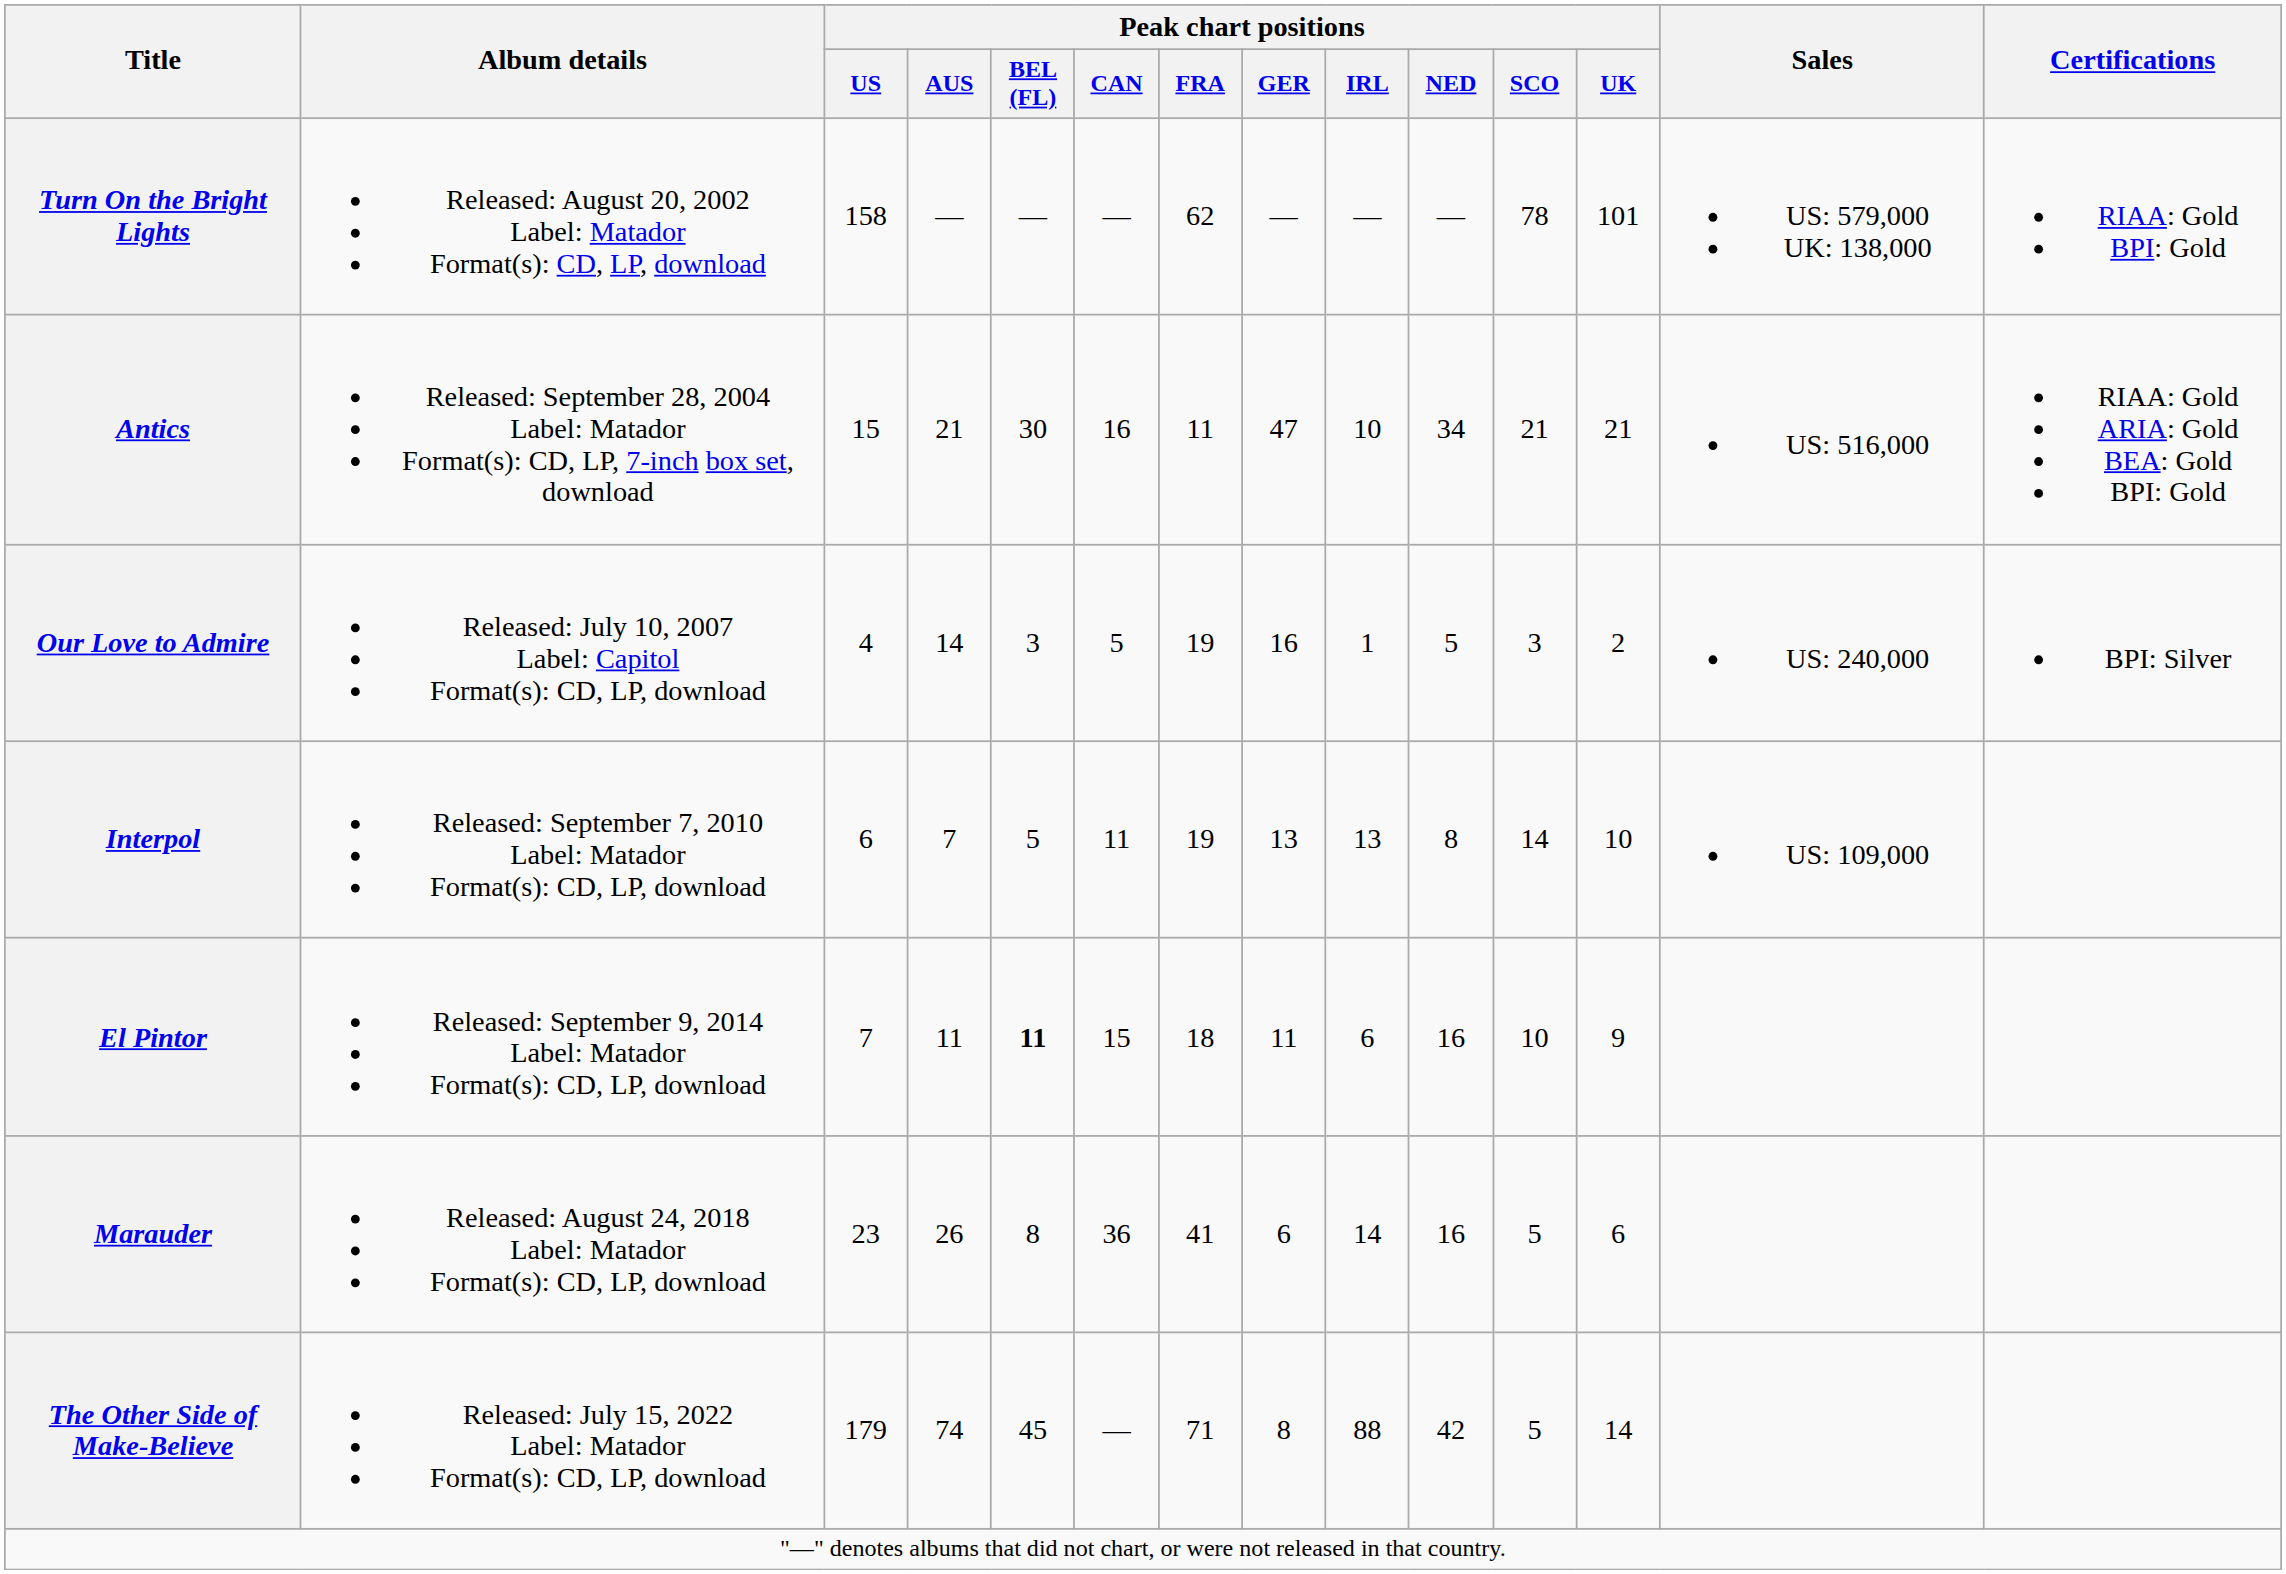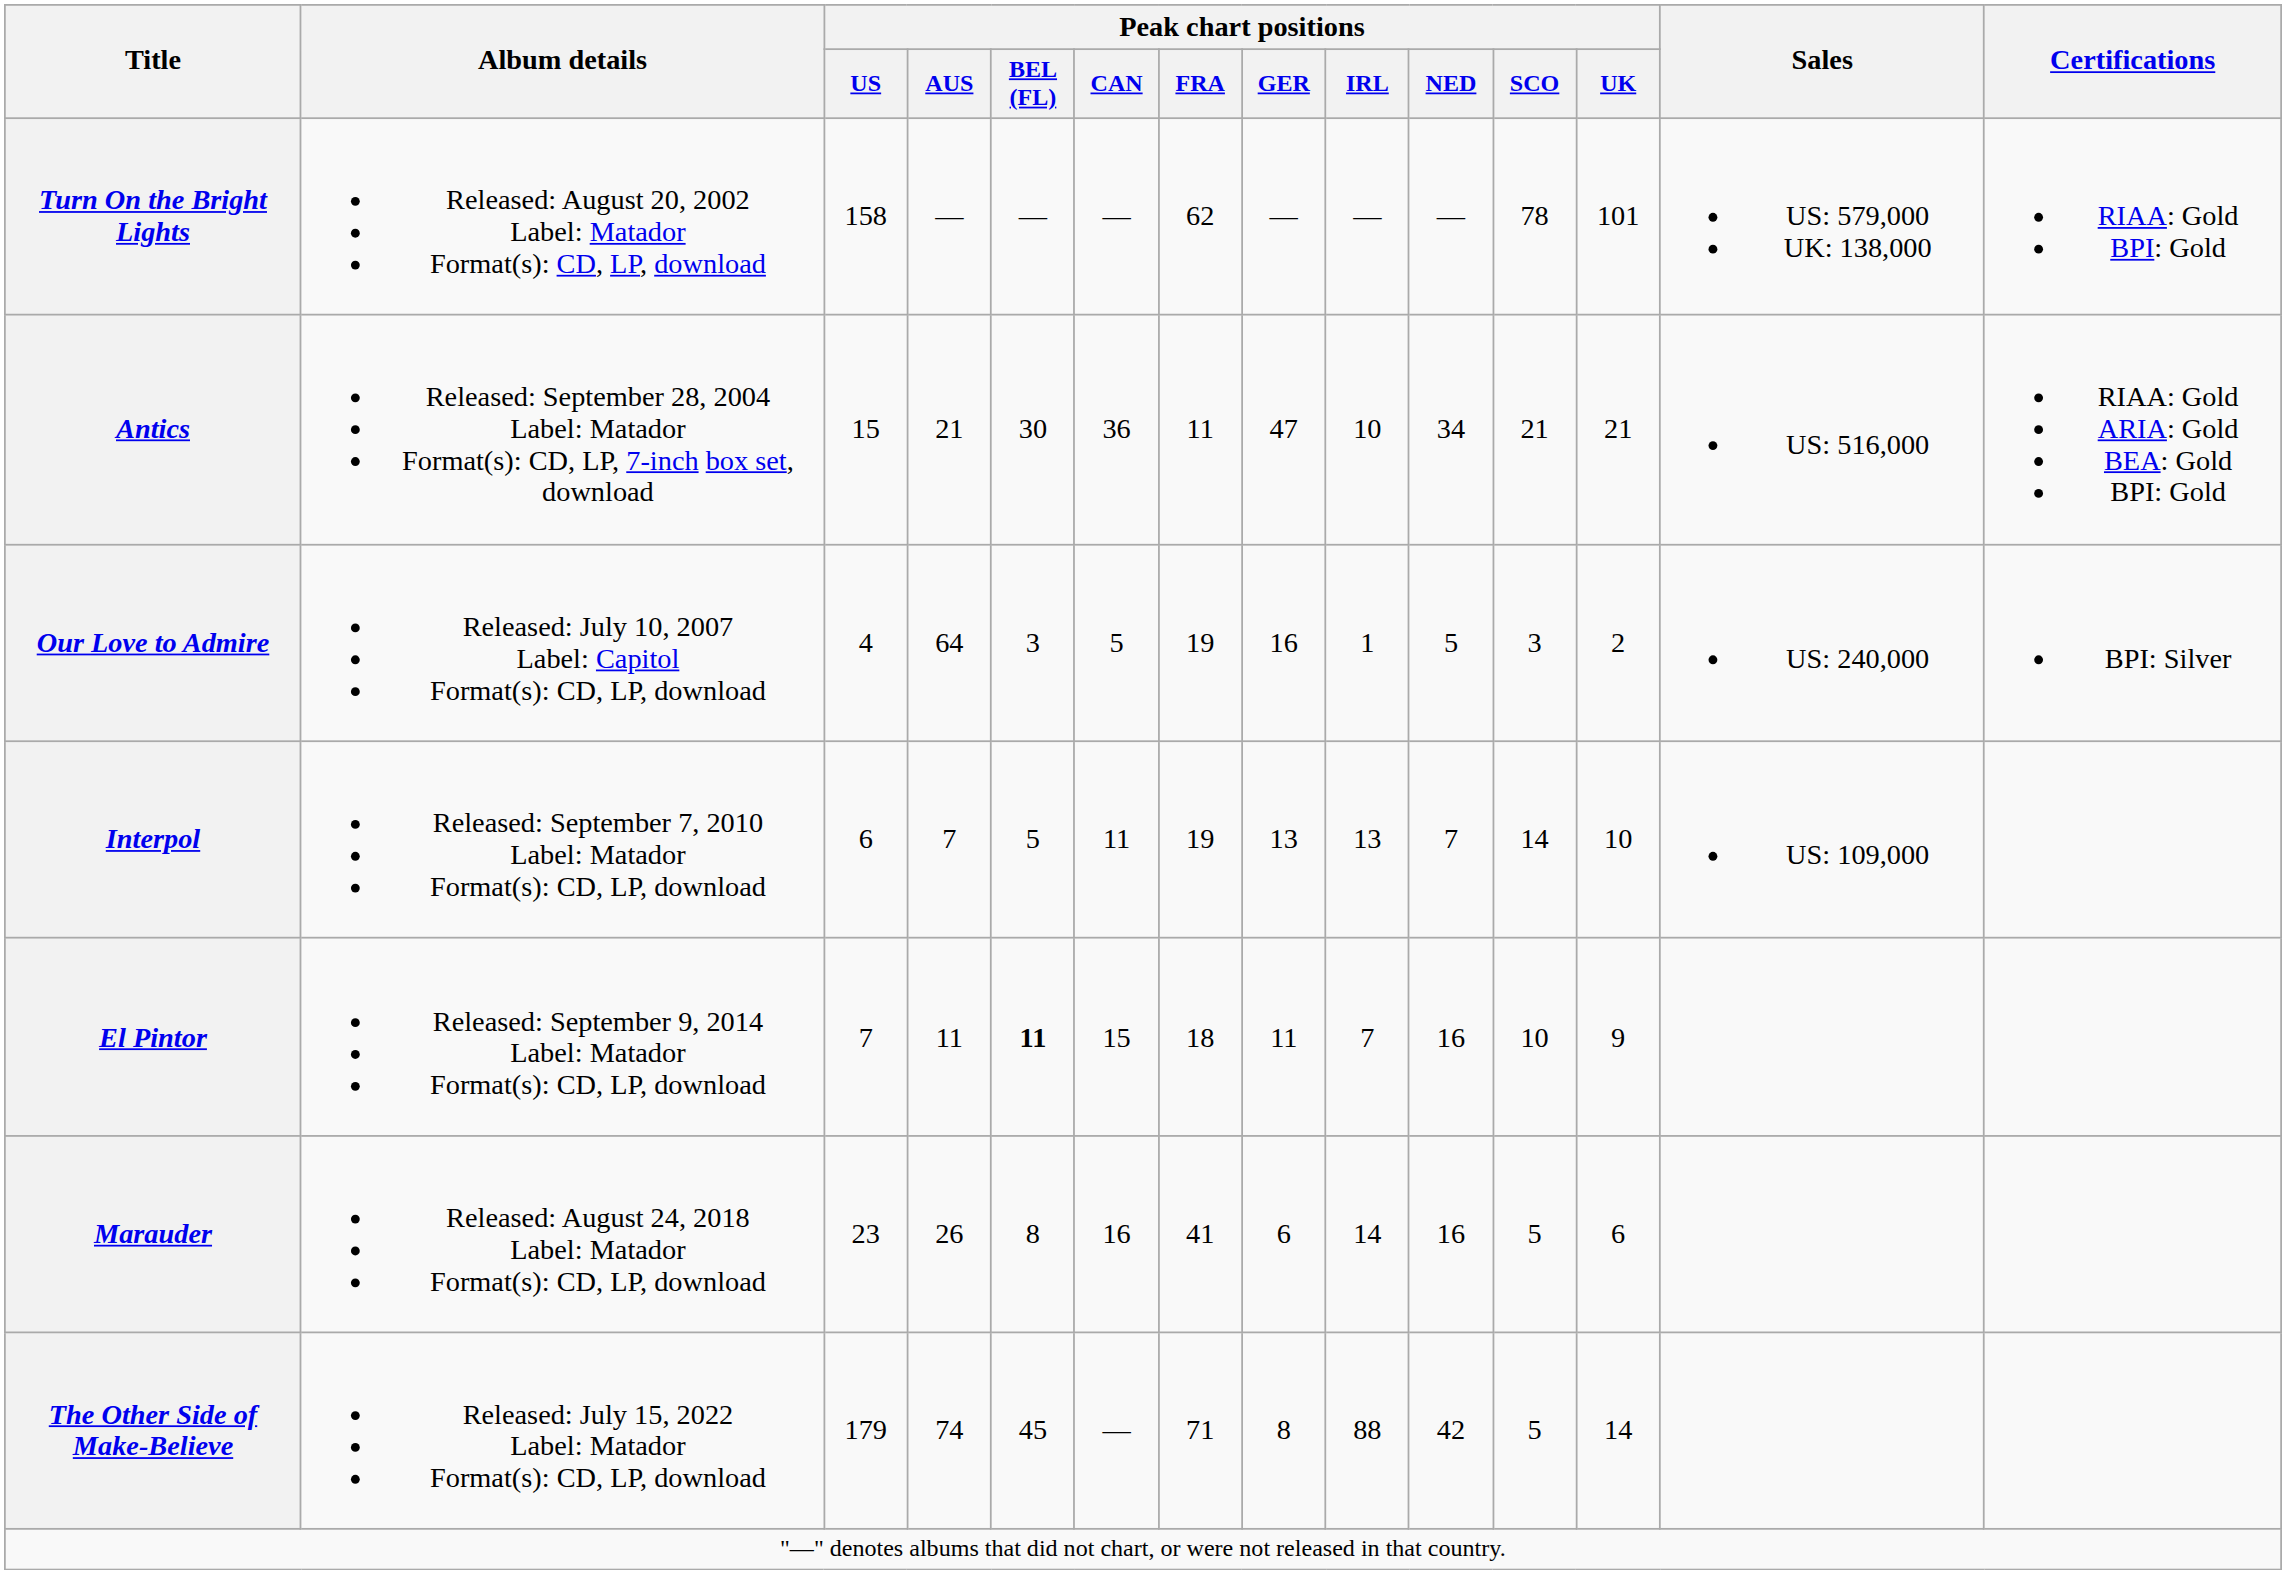(1117, 429) 16 -> (1117, 429) 36
(949, 642) 14 -> (949, 642) 64
(1451, 839) 8 -> (1451, 839) 7
(1367, 1036) 6 -> (1367, 1036) 7
(1117, 1233) 36 -> (1117, 1233) 16
